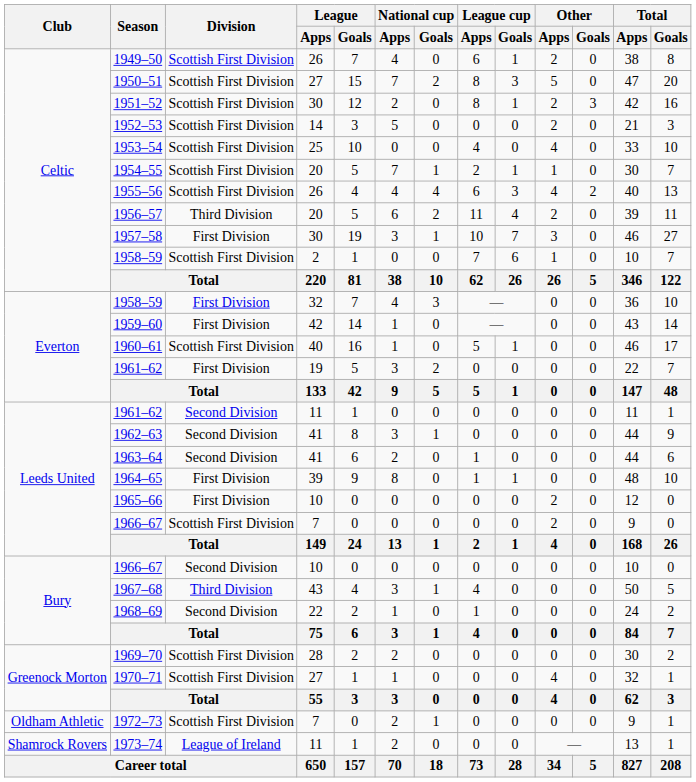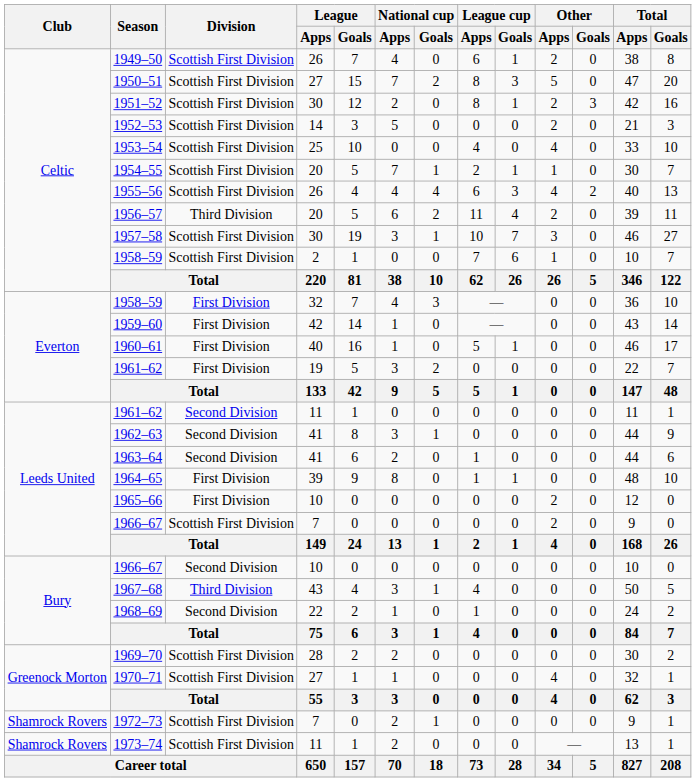(231, 236) First Division -> (231, 236) Scottish First Division
(231, 346) Scottish First Division -> (231, 346) First Division
(57, 721) Oldham Athletic -> (57, 721) Shamrock Rovers
(231, 744) League of Ireland -> (231, 744) Scottish First Division
